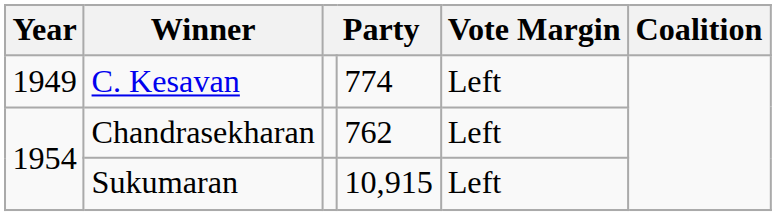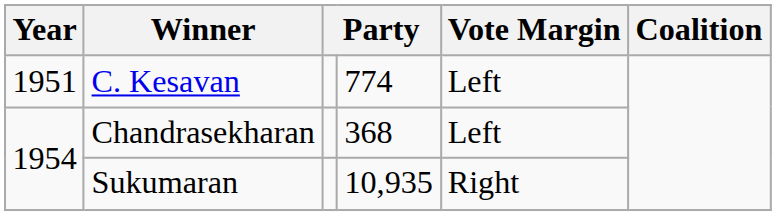(45, 81) 1949 -> (45, 81) 1951
(369, 132) 762 -> (369, 132) 368
(389, 183) 10,915 -> (389, 183) 10,935
(474, 183) Left -> (483, 183) Right
